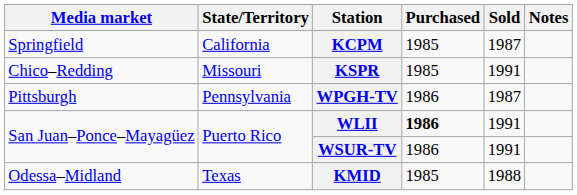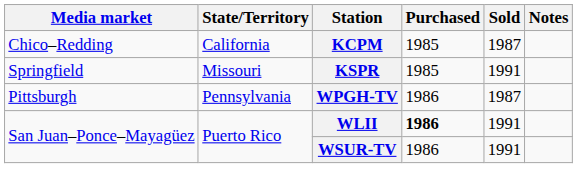(46, 44) Springfield -> (61, 44) Chico–Redding
(61, 70) Chico–Redding -> (46, 70) Springfield
- row: (357, 176)
